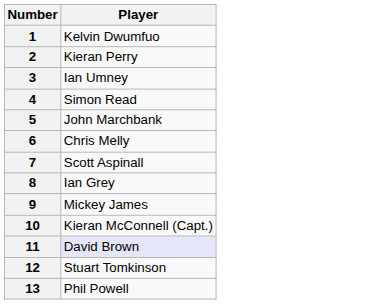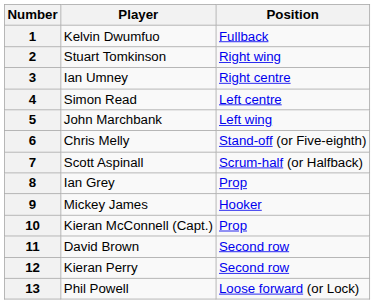+ column: (293, 15)
(101, 57) Kieran Perry -> (115, 57) Stuart Tomkinson
(101, 246) lavender background -> (101, 246) no background
(115, 267) Stuart Tomkinson -> (101, 267) Kieran Perry
